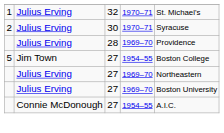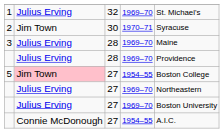(137, 12) 1970–71 -> (137, 12) 1969–70
(44, 27) Julius Erving -> (37, 27) Jim Town
+ row: (9, 43)
(37, 58) no background -> (37, 74) pink background
